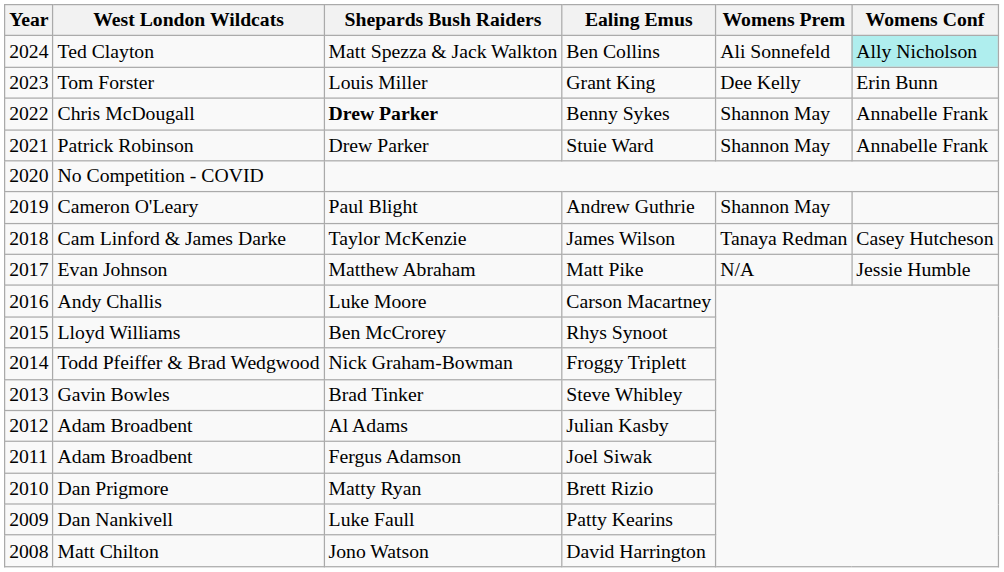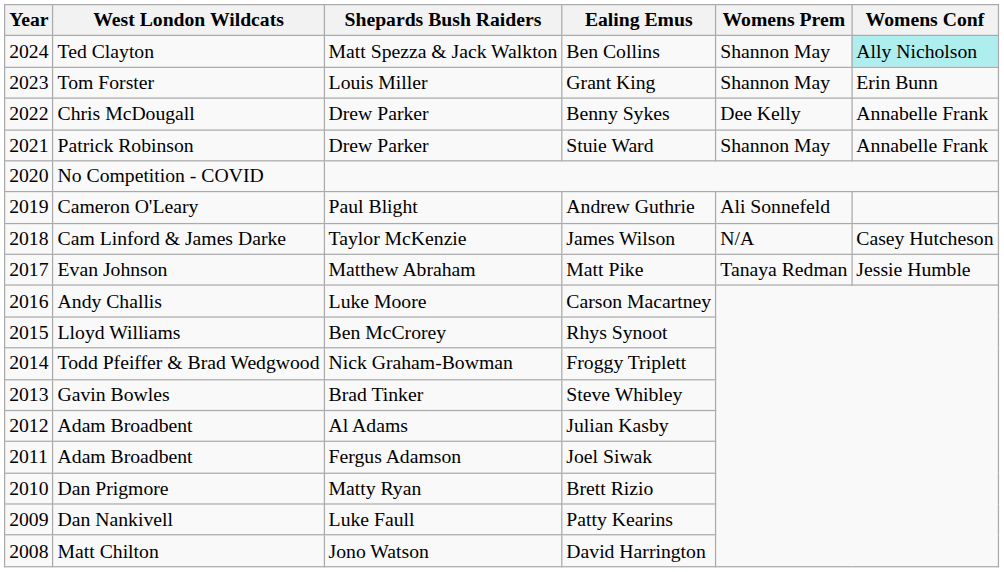(775, 51) Ali Sonnefeld -> (775, 51) Shannon May
(760, 82) Dee Kelly -> (775, 82) Shannon May
(383, 113) bold -> (379, 113) normal
(775, 113) Shannon May -> (760, 113) Dee Kelly
(775, 207) Shannon May -> (775, 207) Ali Sonnefeld
(784, 238) Tanaya Redman -> (737, 238) N/A
(737, 269) N/A -> (784, 269) Tanaya Redman
